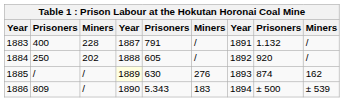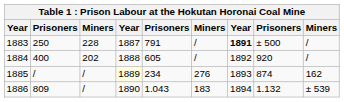(41, 43) 400 -> (41, 43) 250
(241, 43) normal -> (241, 43) bold
(268, 43) 1.132 -> (268, 43) ± 500
(41, 58) 250 -> (41, 58) 400
(153, 74) 630 -> (153, 74) 234
(157, 89) 5.343 -> (157, 89) 1.043
(268, 89) ± 500 -> (268, 89) 1.132
